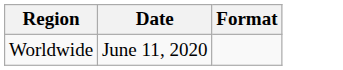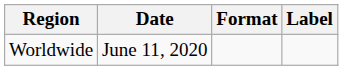+ column: (310, 19)
